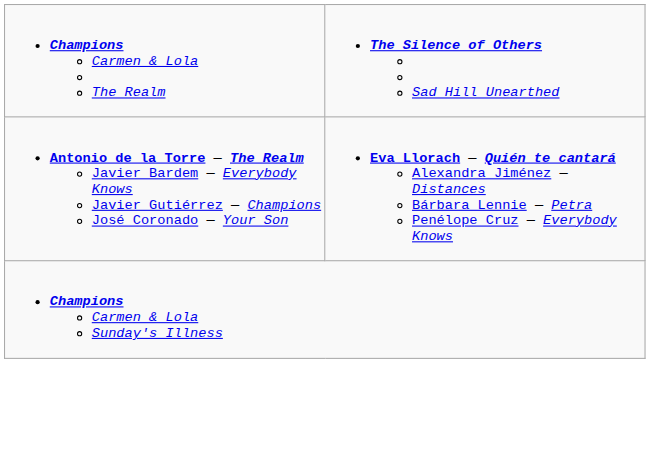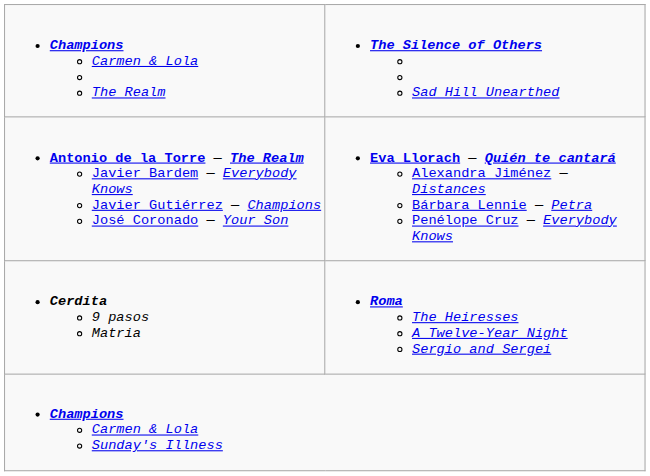+ row: (165, 317)
